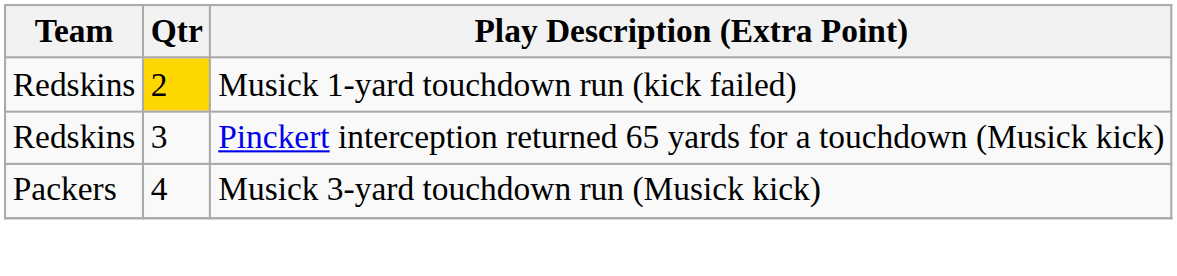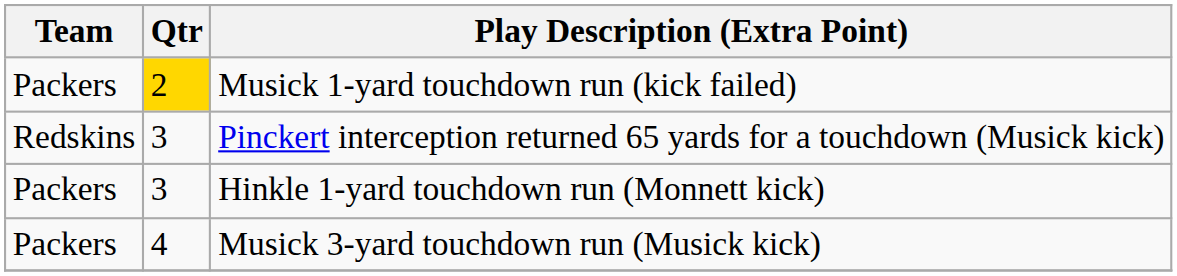(74, 84) Redskins -> (65, 84) Packers
+ row: (521, 190)
